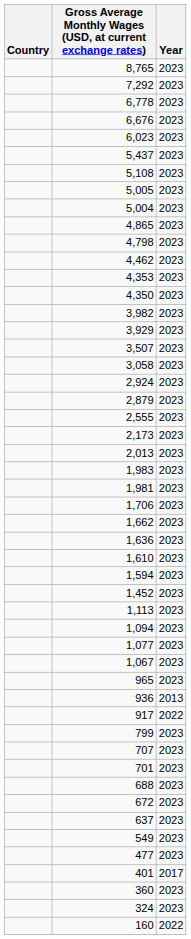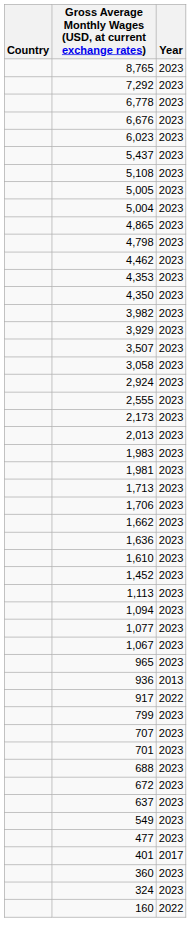- row: (140, 400)
+ row: (140, 488)
- row: (140, 575)
